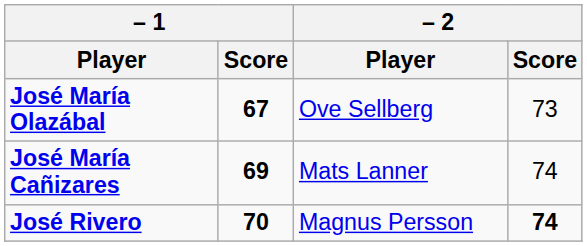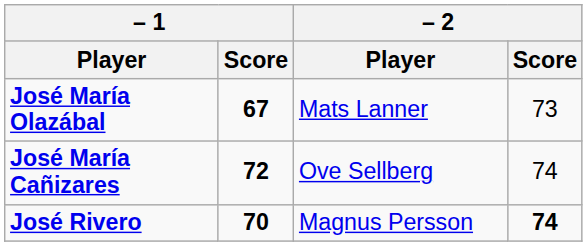(366, 109) Ove Sellberg -> (363, 109) Mats Lanner
(256, 172) 69 -> (256, 172) 72
(363, 172) Mats Lanner -> (366, 172) Ove Sellberg
